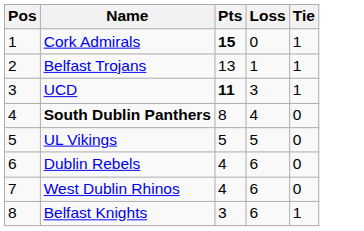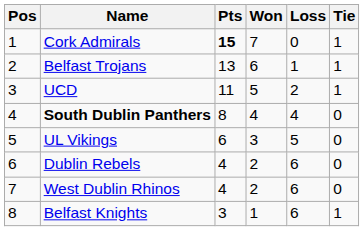+ column: (266, 16)
(226, 90) bold -> (226, 90) normal
(254, 90) 3 -> (294, 90) 2
(222, 139) 5 -> (222, 139) 6
